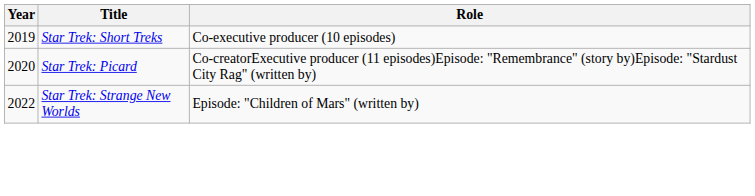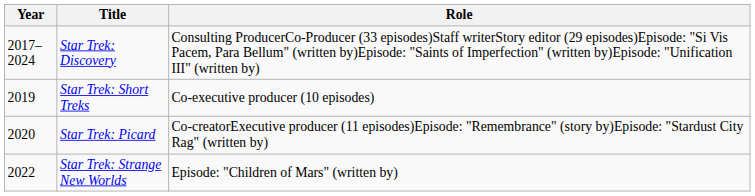+ row: (88, 52)
